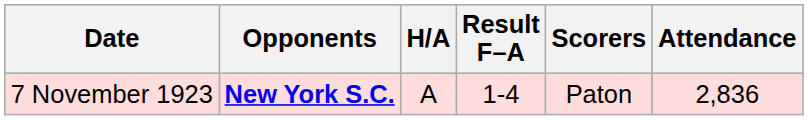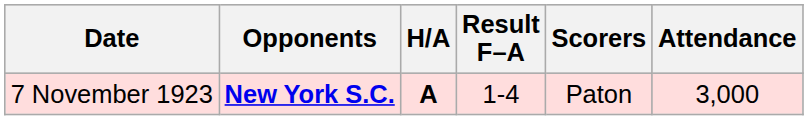(428, 93) normal -> (428, 93) bold
(727, 93) 2,836 -> (727, 93) 3,000
